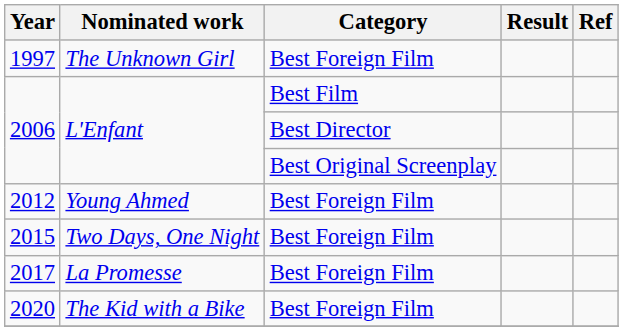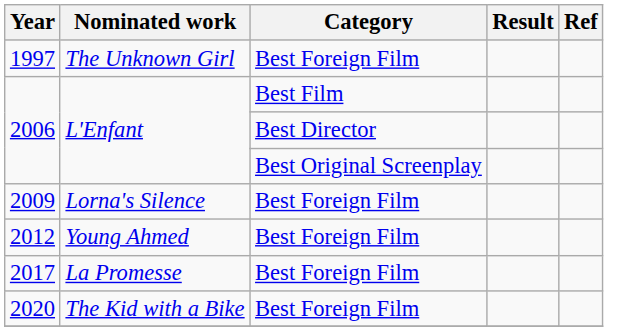+ row: (32, 201)
- row: (32, 237)
